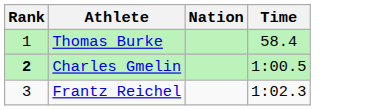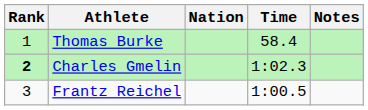+ column: (337, 17)
(279, 67) 1:00.5 -> (279, 67) 1:02.3
(279, 92) 1:02.3 -> (279, 92) 1:00.5
